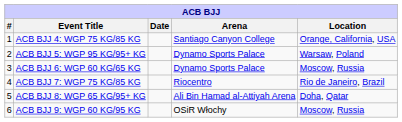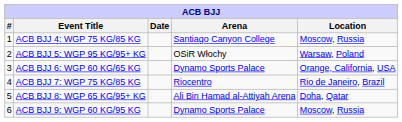(348, 40) Orange, California, USA -> (332, 40) Moscow, Russia
(219, 54) Dynamo Sports Palace -> (200, 54) OSiR Włochy
(332, 68) Moscow, Russia -> (348, 68) Orange, California, USA
(200, 110) OSiR Włochy -> (219, 110) Dynamo Sports Palace
